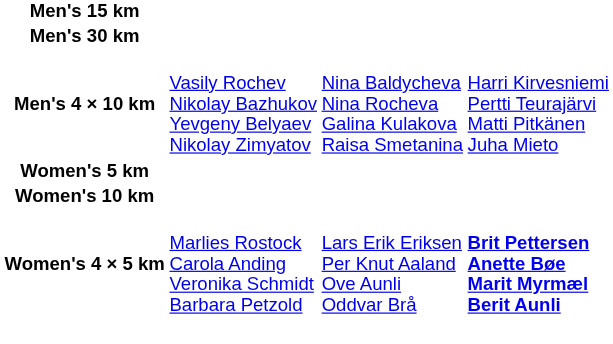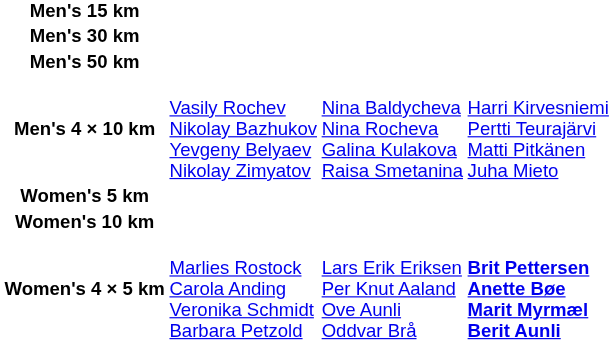+ row: (85, 61)
